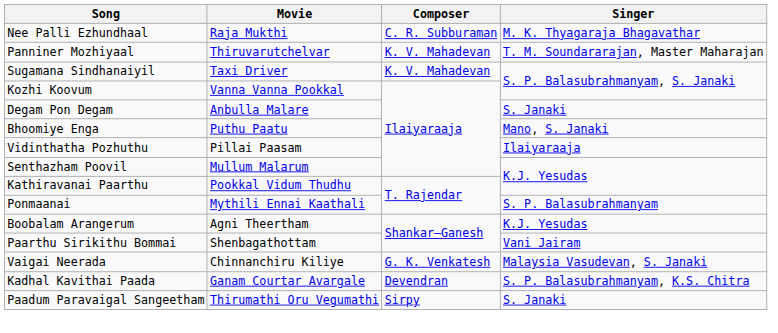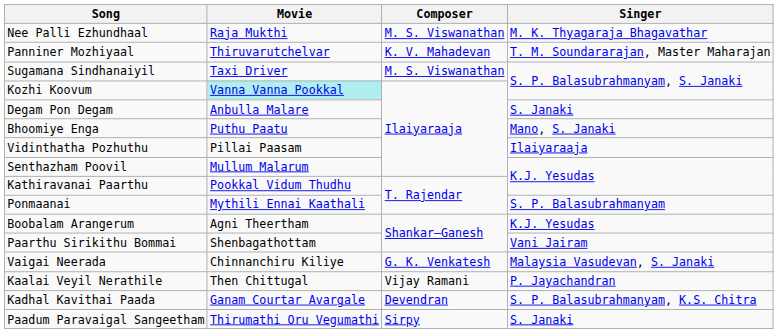(441, 33) C. R. Subburaman -> (445, 33) M. S. Viswanathan
(438, 71) K. V. Mahadevan -> (445, 71) M. S. Viswanathan
(277, 90) no background -> (277, 90) paleturquoise background
+ row: (85, 281)
